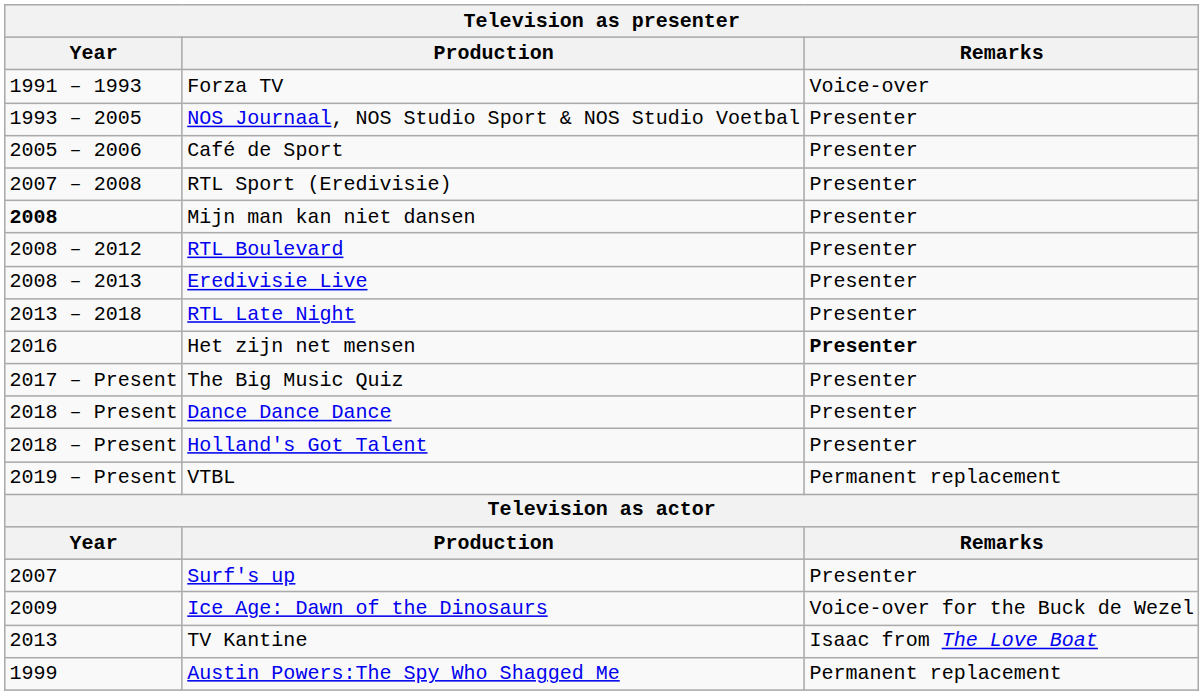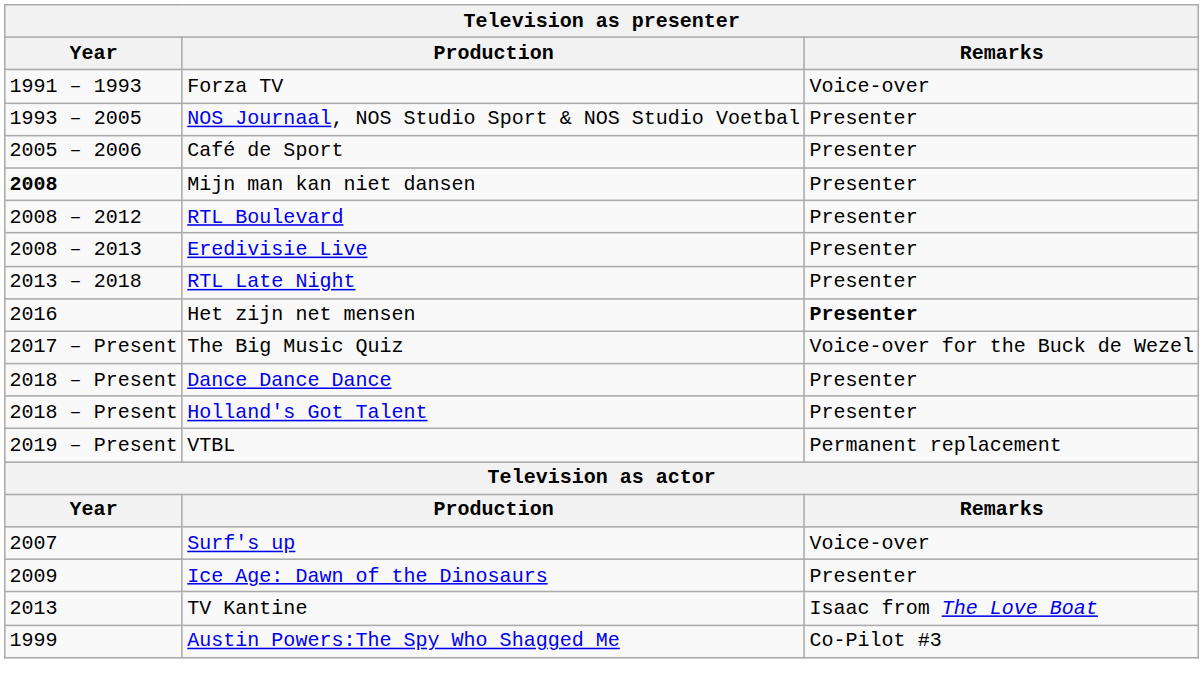- row: (319, 184)
(864, 380) Presenter -> (1002, 347) Voice-over for the Buck de Wezel
(864, 576) Presenter -> (870, 543) Voice-over
(1002, 608) Voice-over for the Buck de Wezel -> (864, 576) Presenter
(936, 674) Permanent replacement -> (876, 641) Co-Pilot #3
